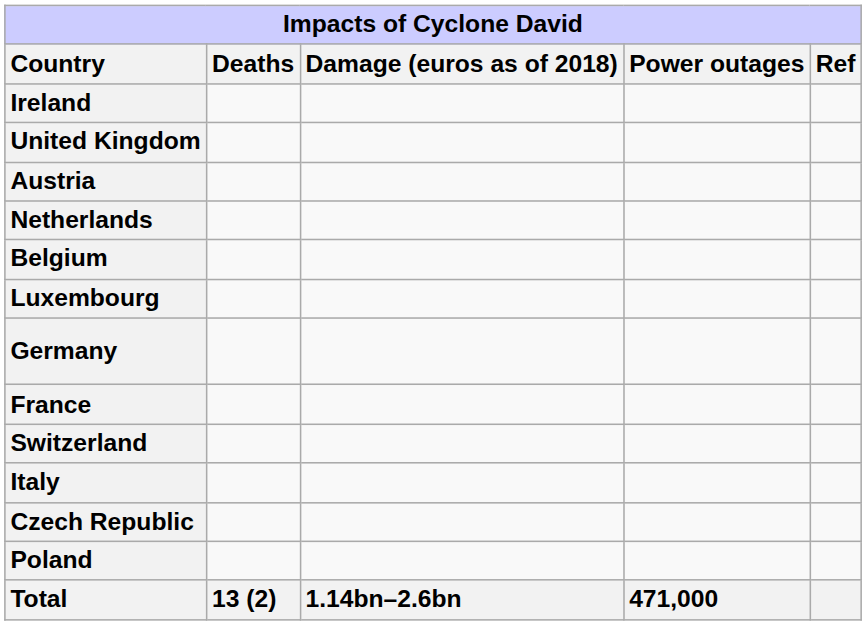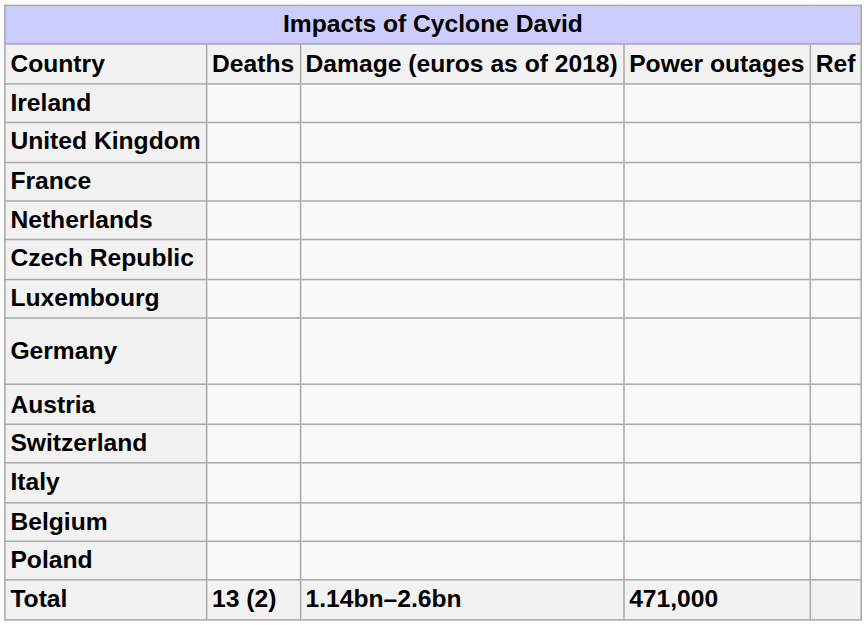rows swapped: (51, 404) <-> (53, 180)
rows swapped: (59, 259) <-> (102, 521)
